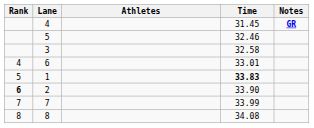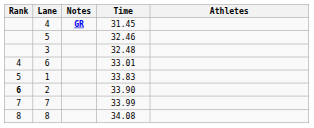columns swapped: (141, 11) <-> (291, 11)
(247, 50) 32.58 -> (123, 50) 32.48
(247, 77) bold -> (123, 77) normal
